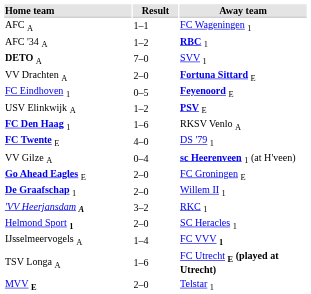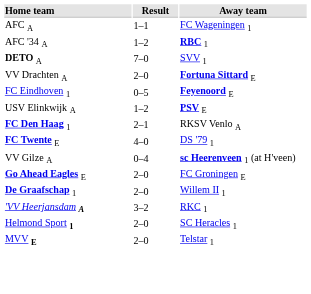(141, 125) 1–6 -> (141, 125) 2–1
- row: (44, 241)
- row: (33, 263)
